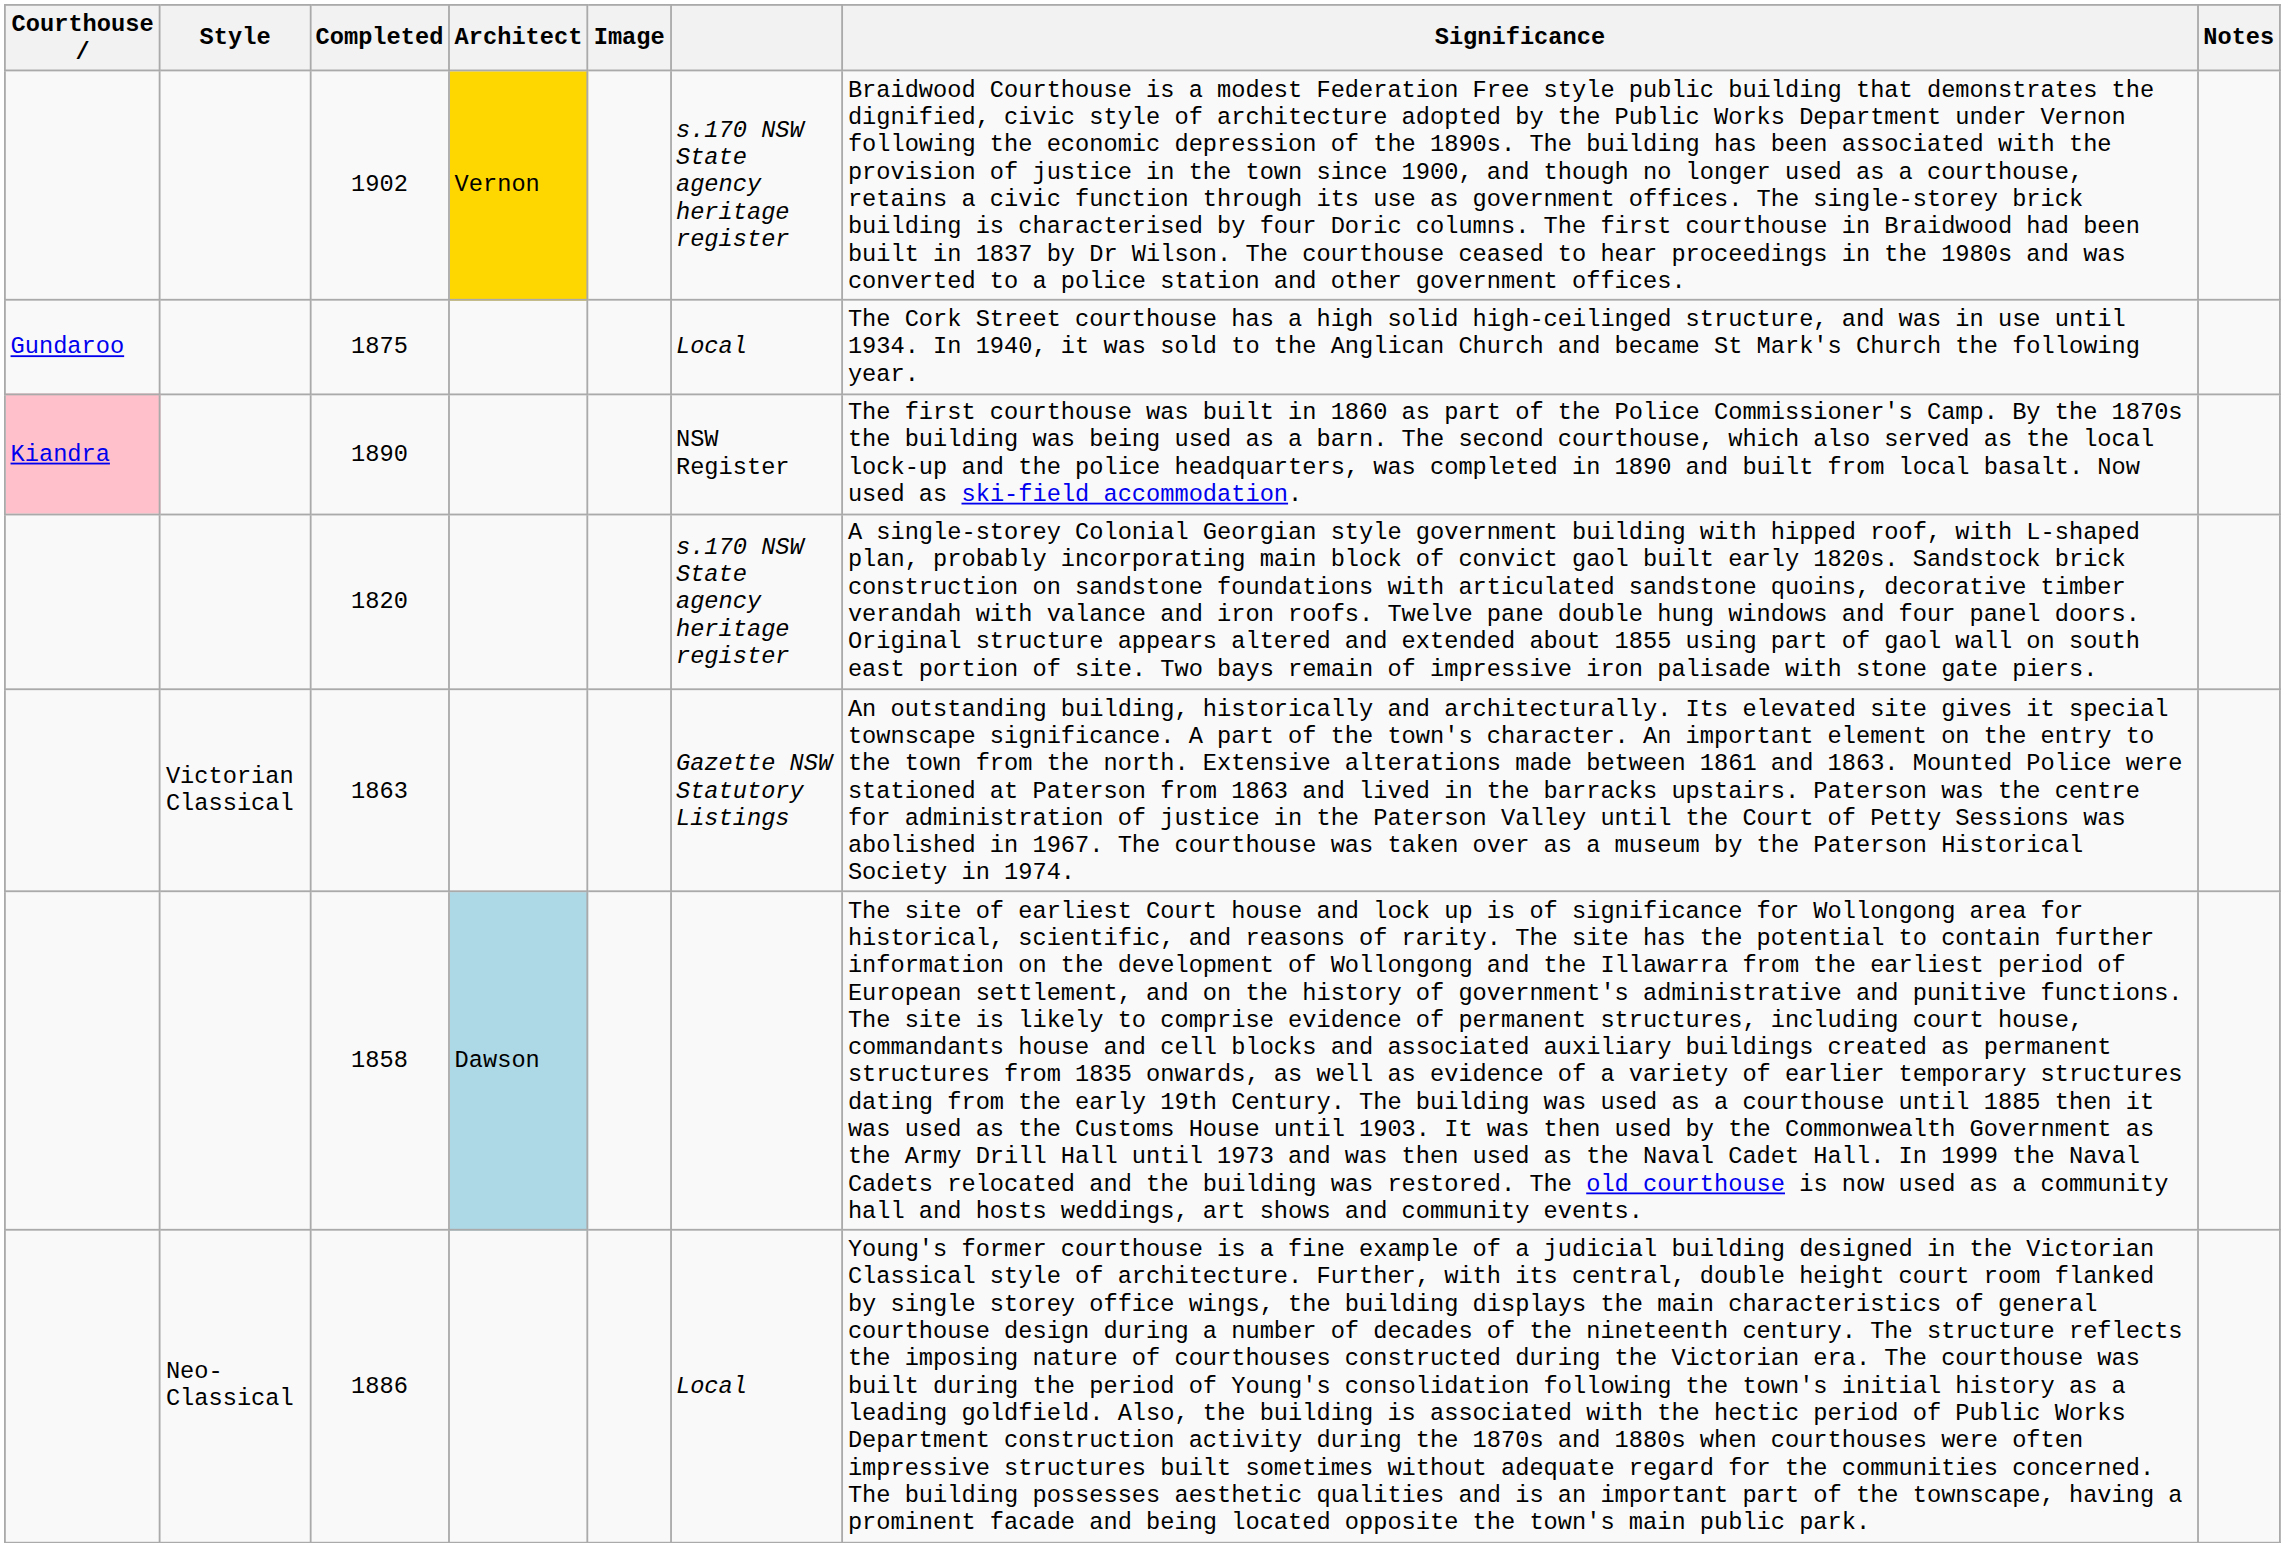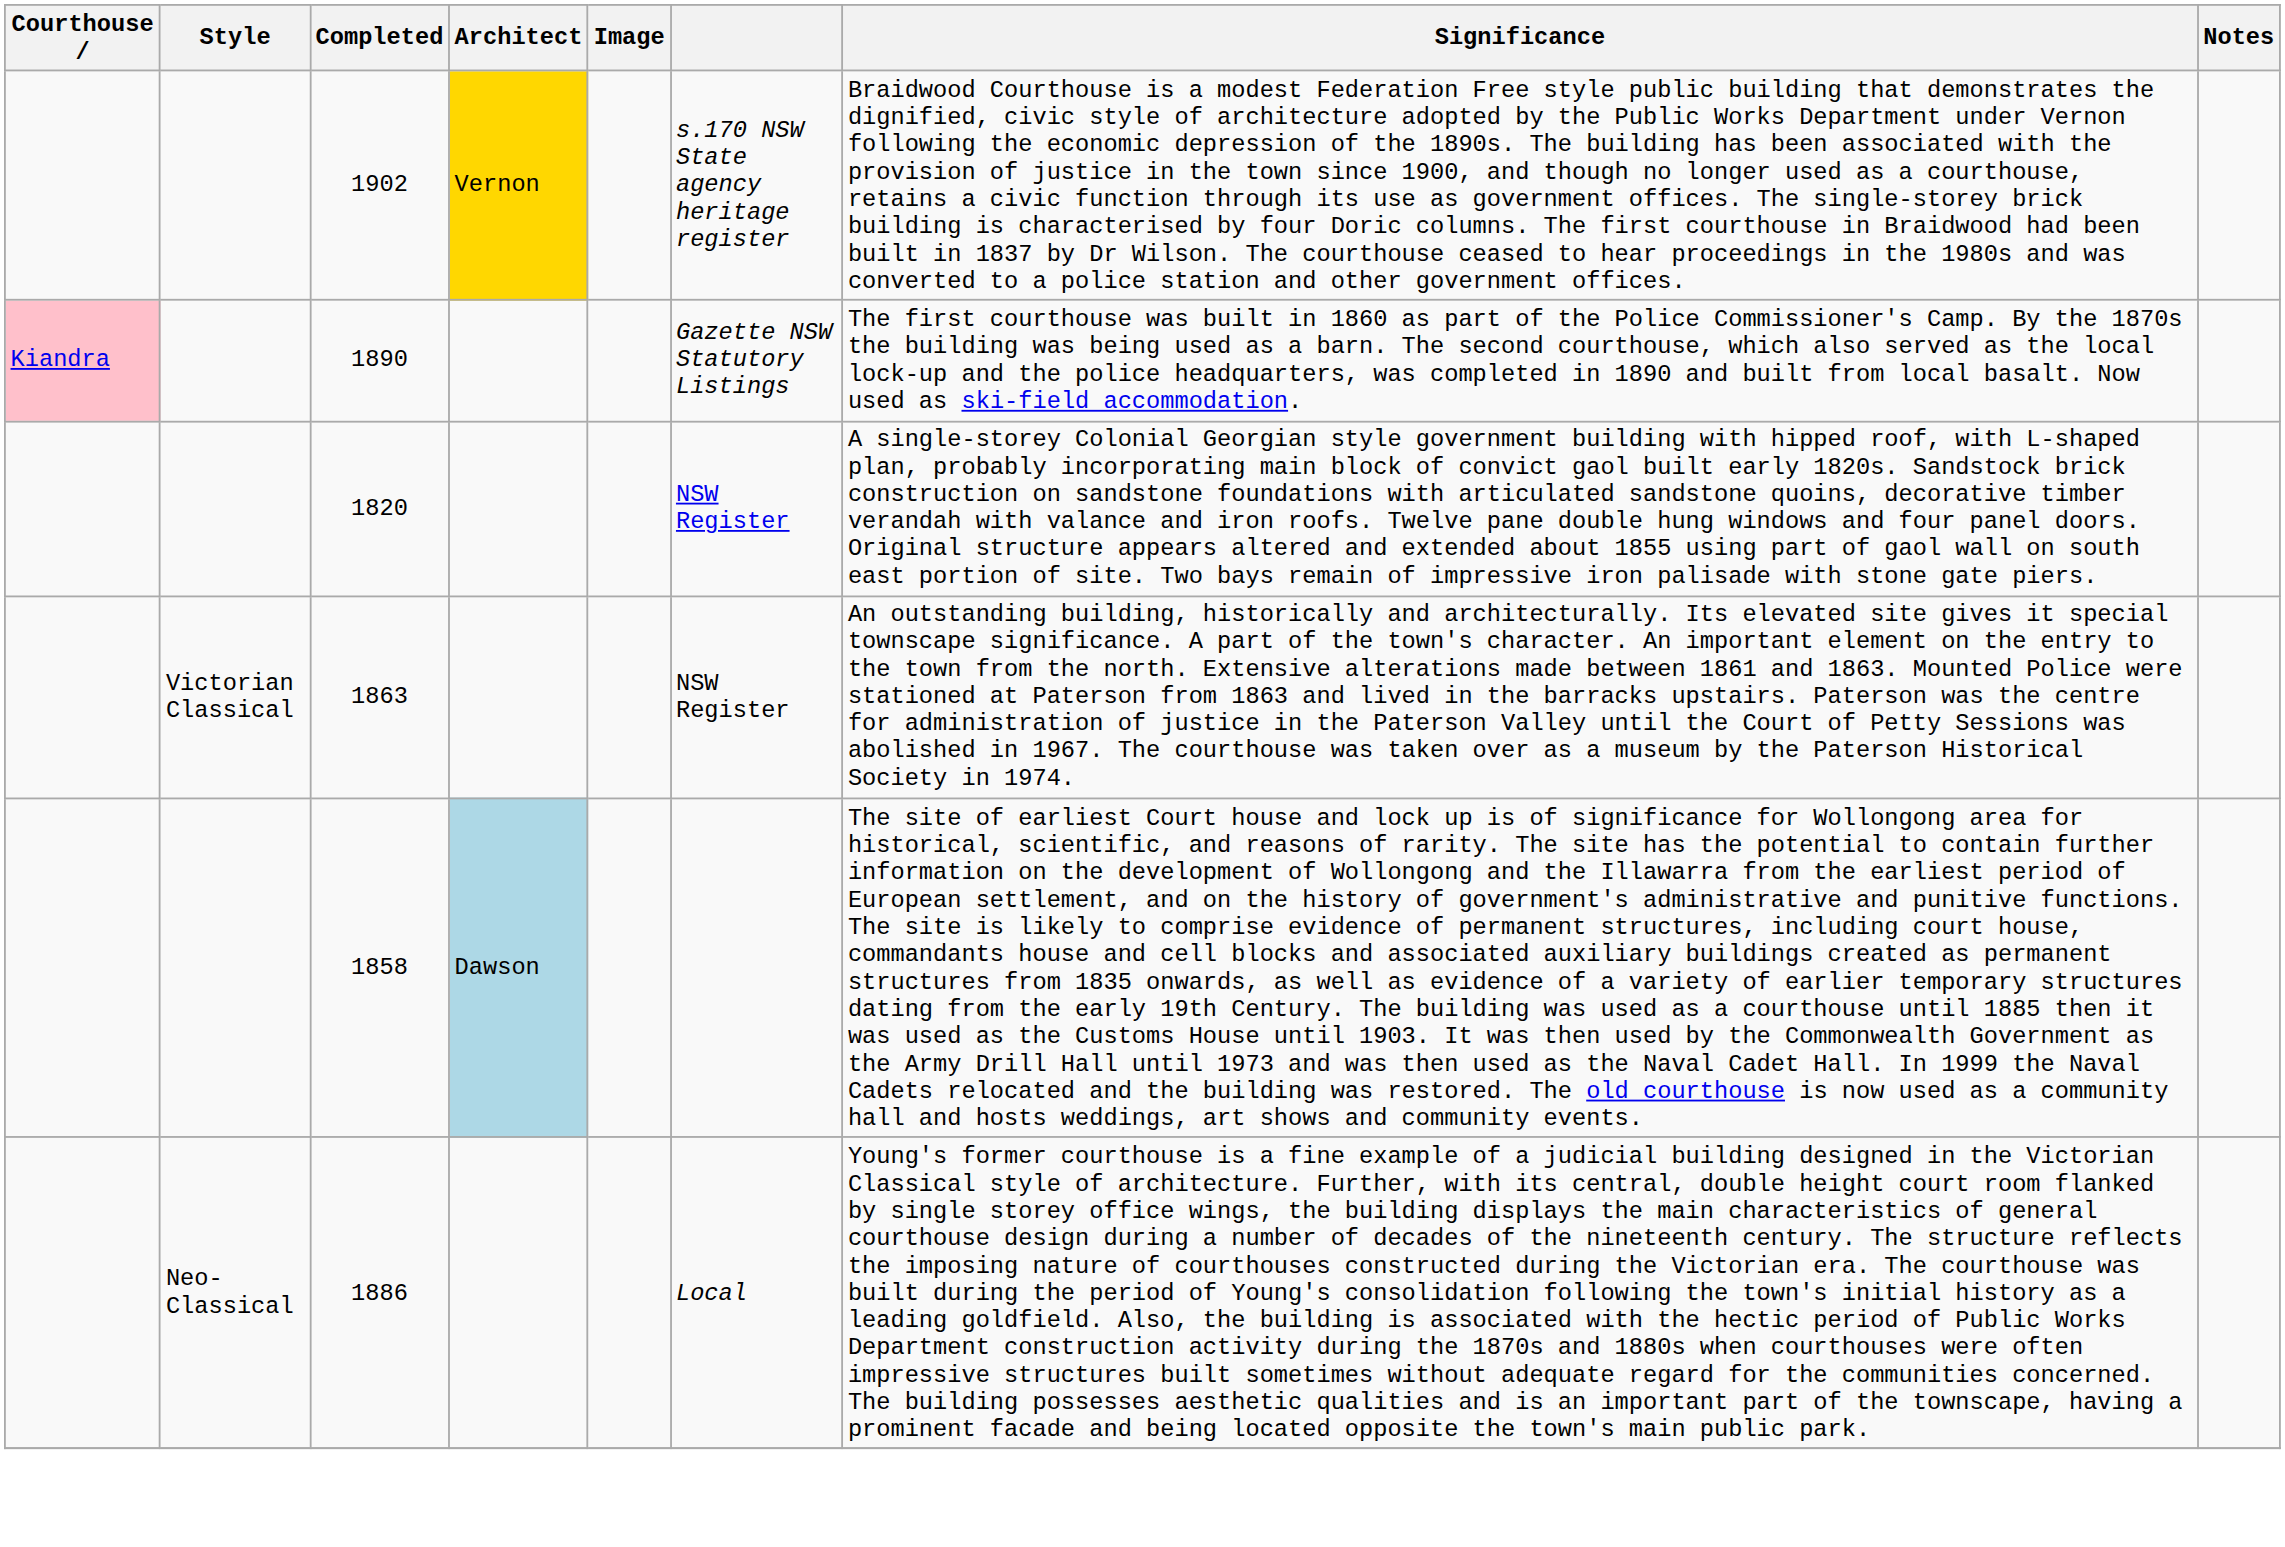- row: (379, 347)
(733, 454) NSW Register -> (754, 361) Gazette NSW Statutory Listings
(740, 602) s.170 NSW State agency heritage register -> (733, 508) NSW Register
(754, 790) Gazette NSW Statutory Listings -> (733, 697) NSW Register
